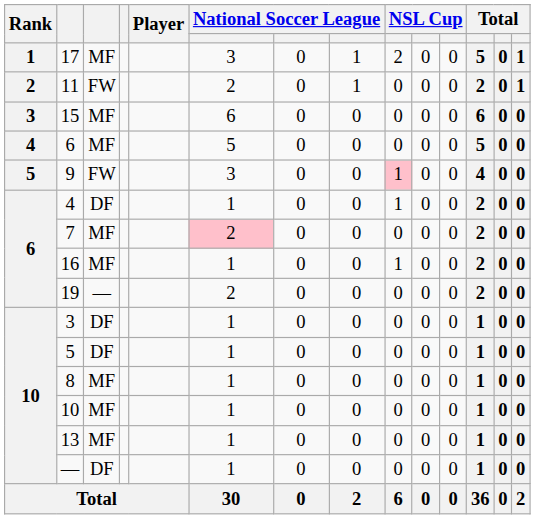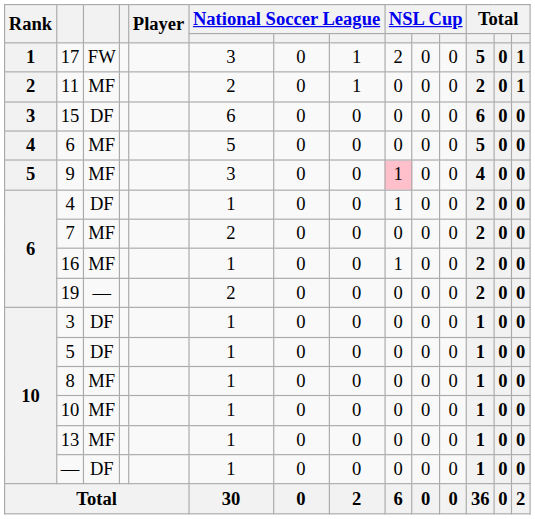(102, 57) MF -> (102, 57) FW
(102, 86) FW -> (102, 86) MF
(102, 116) MF -> (102, 116) DF
(102, 174) FW -> (102, 174) MF
(231, 233) pink background -> (231, 233) no background
